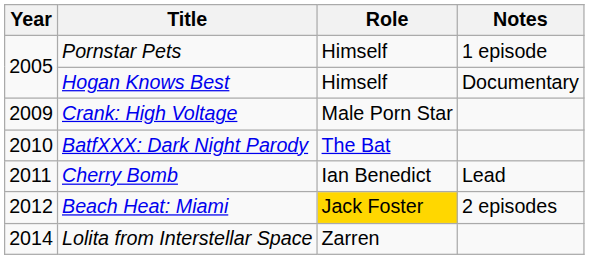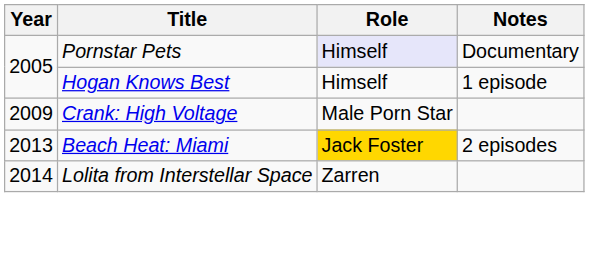(354, 51) no background -> (354, 51) lavender background
(505, 51) 1 episode -> (520, 51) Documentary
(520, 82) Documentary -> (505, 82) 1 episode
- row: (185, 144)
- row: (120, 176)
(31, 207) 2012 -> (31, 144) 2013
